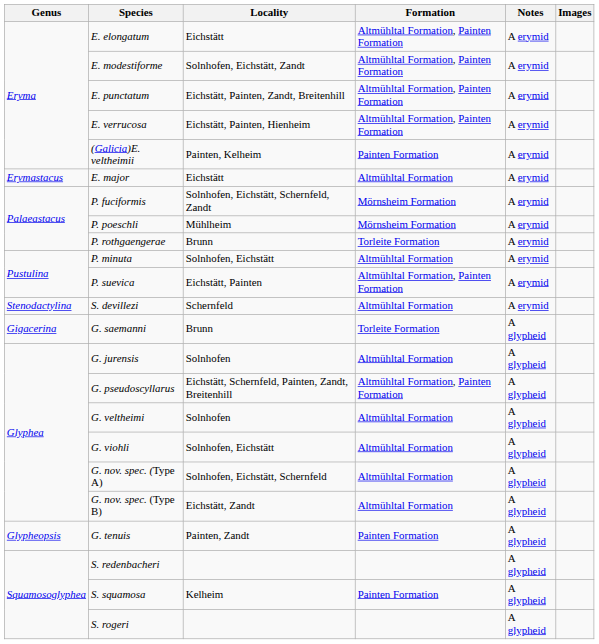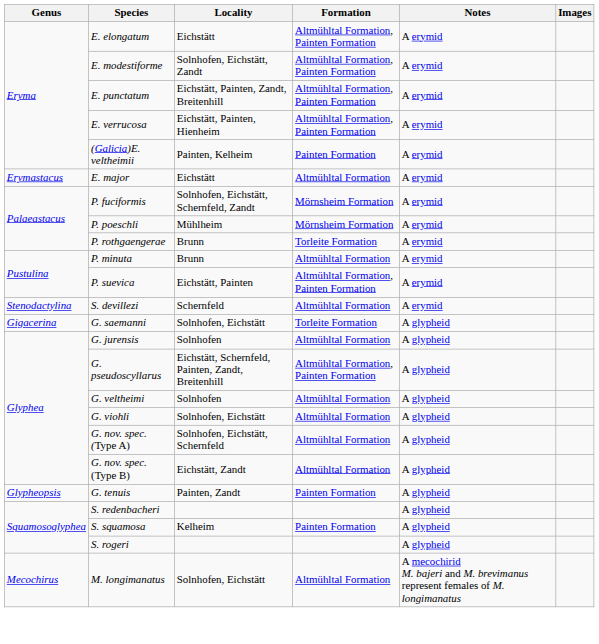(230, 259) Solnhofen, Eichstätt -> (190, 259) Brunn
(199, 329) Brunn -> (221, 323) Solnhofen, Eichstätt
+ row: (128, 580)
